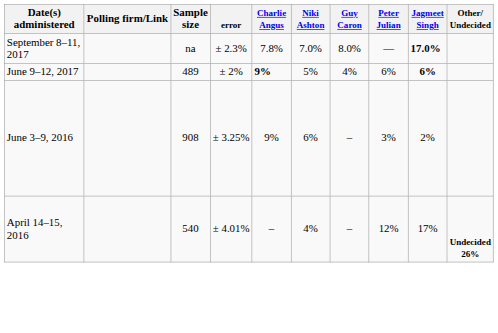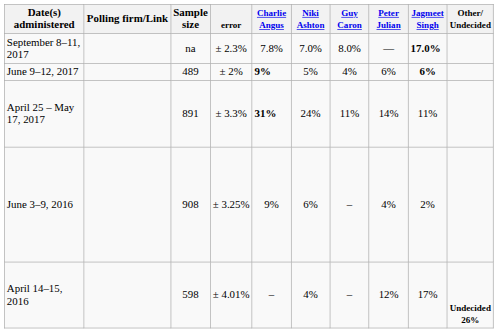+ row: (41, 113)
(389, 138) 3% -> (389, 204) 4%
(191, 229) 540 -> (191, 295) 598
